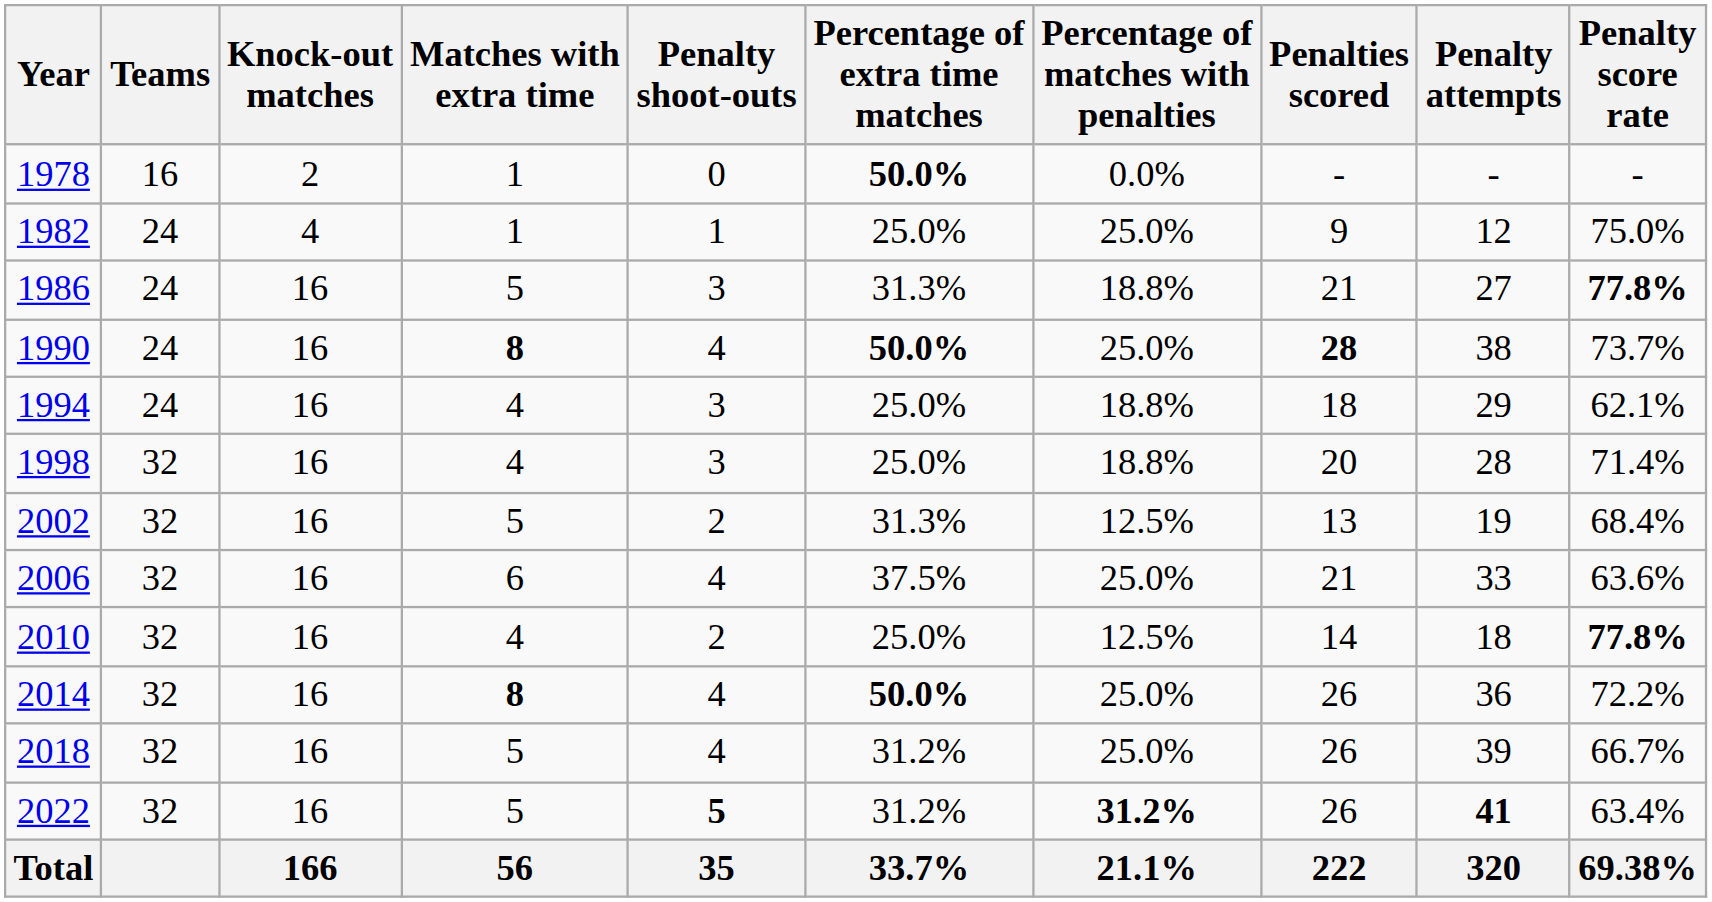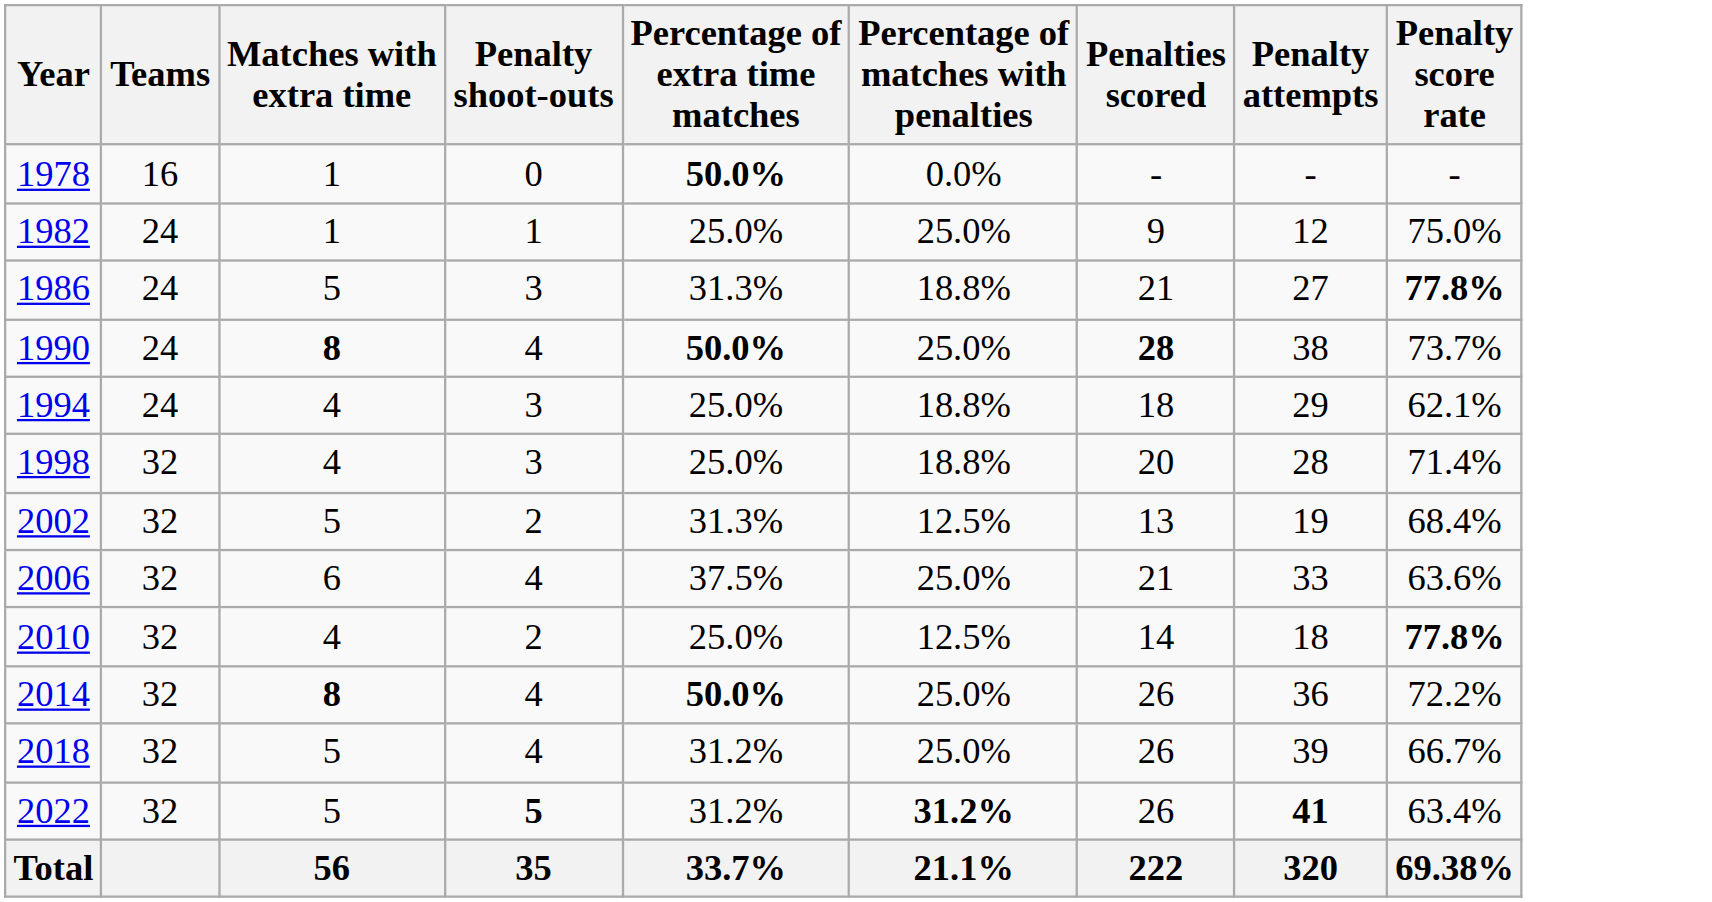- column: (310, 74)
